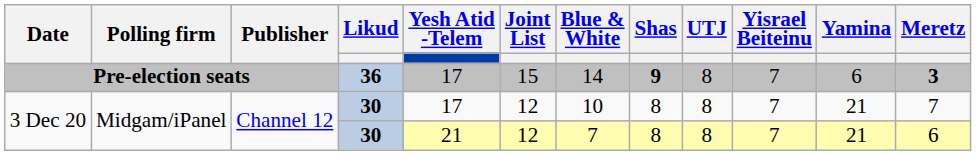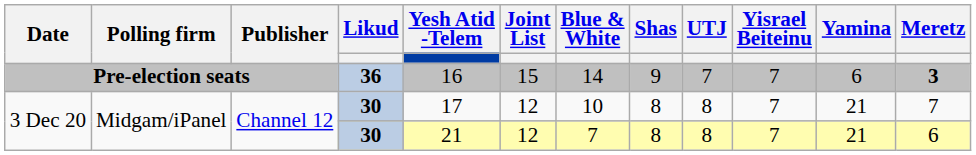(452, 77) 17 -> (452, 77) 16
(656, 77) bold -> (656, 77) normal
(707, 77) 8 -> (707, 77) 7
